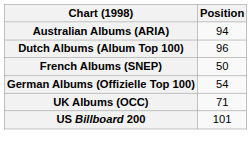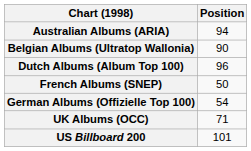+ row: (101, 48)
